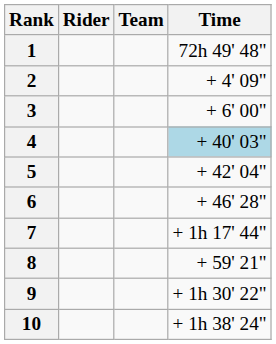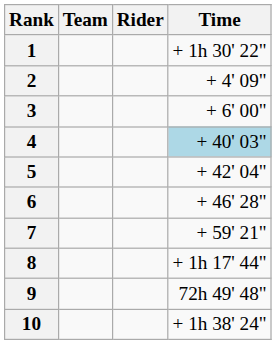columns swapped: (86, 19) <-> (141, 19)
(223, 50) 72h 49' 48" -> (220, 50) + 1h 30' 22"
(220, 232) + 1h 17' 44" -> (232, 232) + 59' 21"
(232, 263) + 59' 21" -> (220, 263) + 1h 17' 44"
(220, 293) + 1h 30' 22" -> (223, 293) 72h 49' 48"
